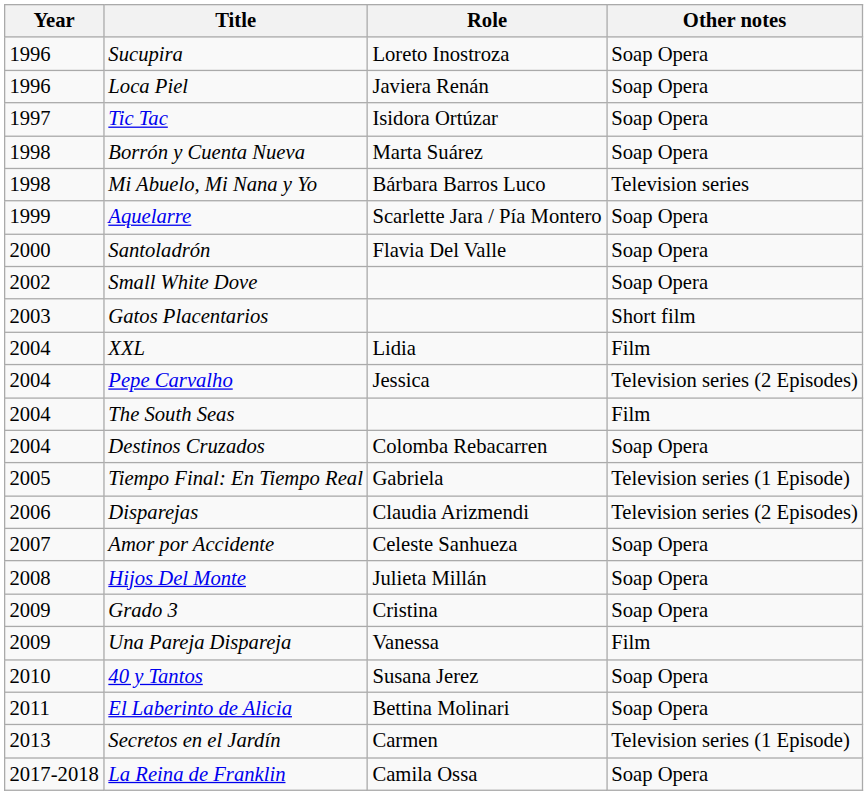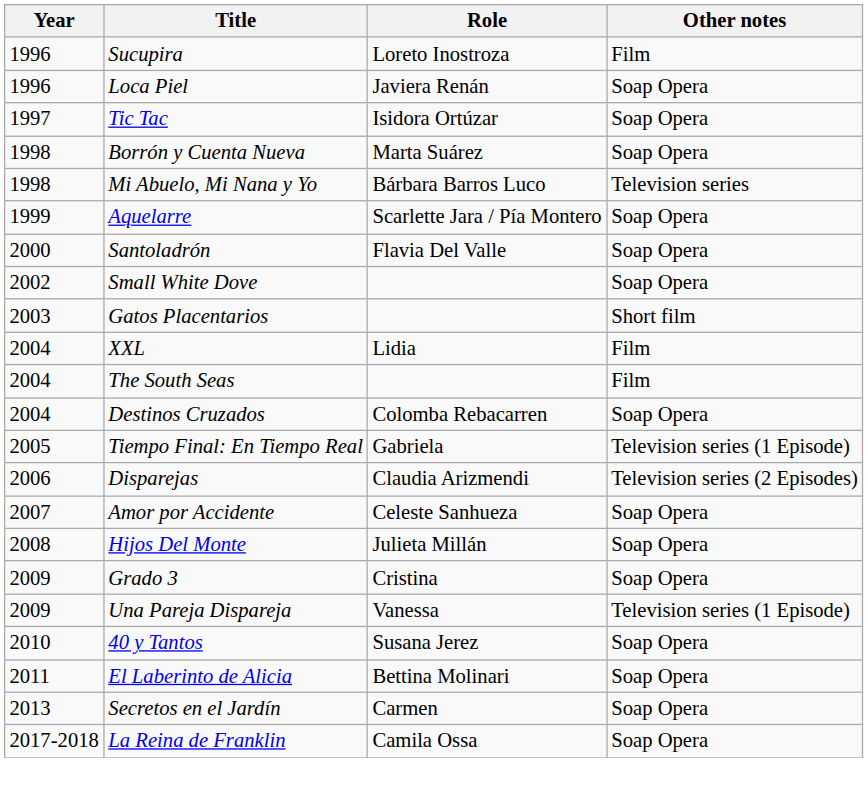(660, 53) Soap Opera -> (631, 53) Film
- row: (171, 380)
(631, 642) Film -> (731, 610) Television series (1 Episode)
(731, 741) Television series (1 Episode) -> (660, 708) Soap Opera
